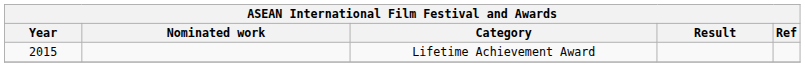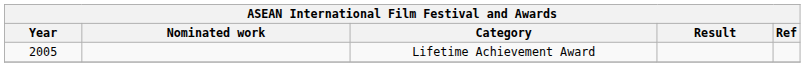(43, 52) 2015 -> (43, 52) 2005
